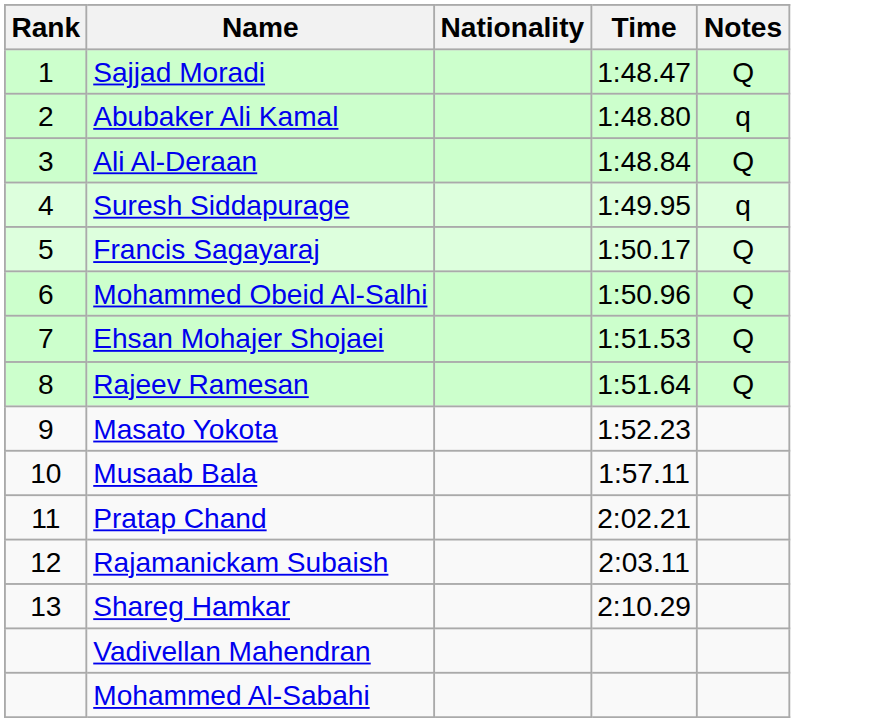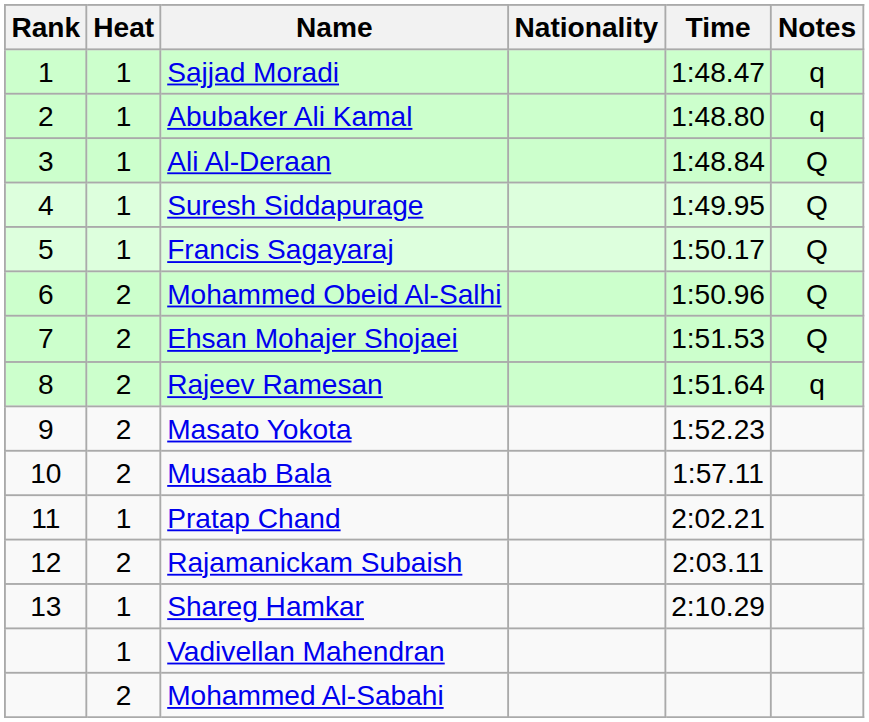+ column: (124, 27)
(743, 72) Q -> (817, 72) q
(743, 205) q -> (817, 205) Q
(743, 383) Q -> (817, 383) q
